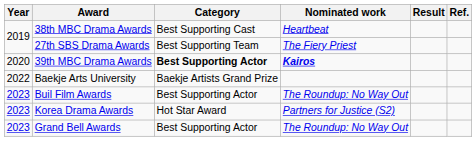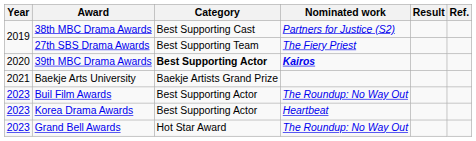(306, 29) Heartbeat -> (339, 29) Partners for Justice (S2)
(18, 78) 2022 -> (18, 78) 2021
(191, 111) Hot Star Award -> (207, 111) Best Supporting Actor
(339, 111) Partners for Justice (S2) -> (306, 111) Heartbeat
(207, 128) Best Supporting Actor -> (191, 128) Hot Star Award
